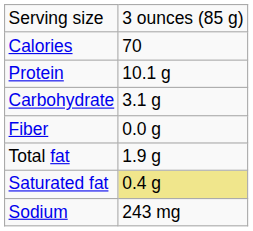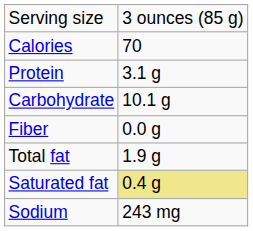(147, 73) 10.1 g -> (142, 73) 3.1 g
(142, 101) 3.1 g -> (147, 101) 10.1 g
